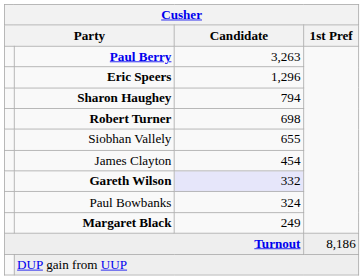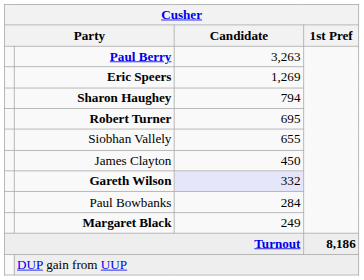(286, 77) 1,296 -> (286, 77) 1,269
(291, 118) 698 -> (291, 118) 695
(291, 160) 454 -> (291, 160) 450
(291, 202) 324 -> (291, 202) 284
(341, 243) normal -> (341, 243) bold
